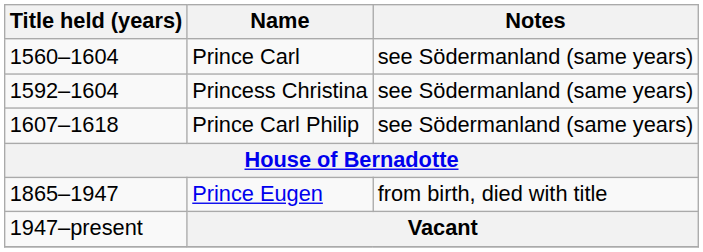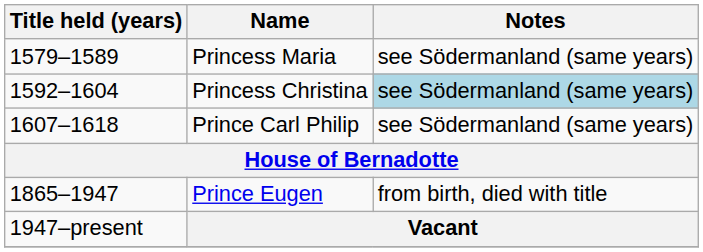- row: (246, 56)
+ row: (264, 56)
(535, 90) no background -> (535, 90) lightblue background
